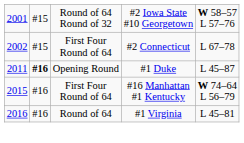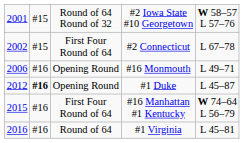+ row: (158, 69)
(17, 69) 2011 -> (17, 85) 2012
